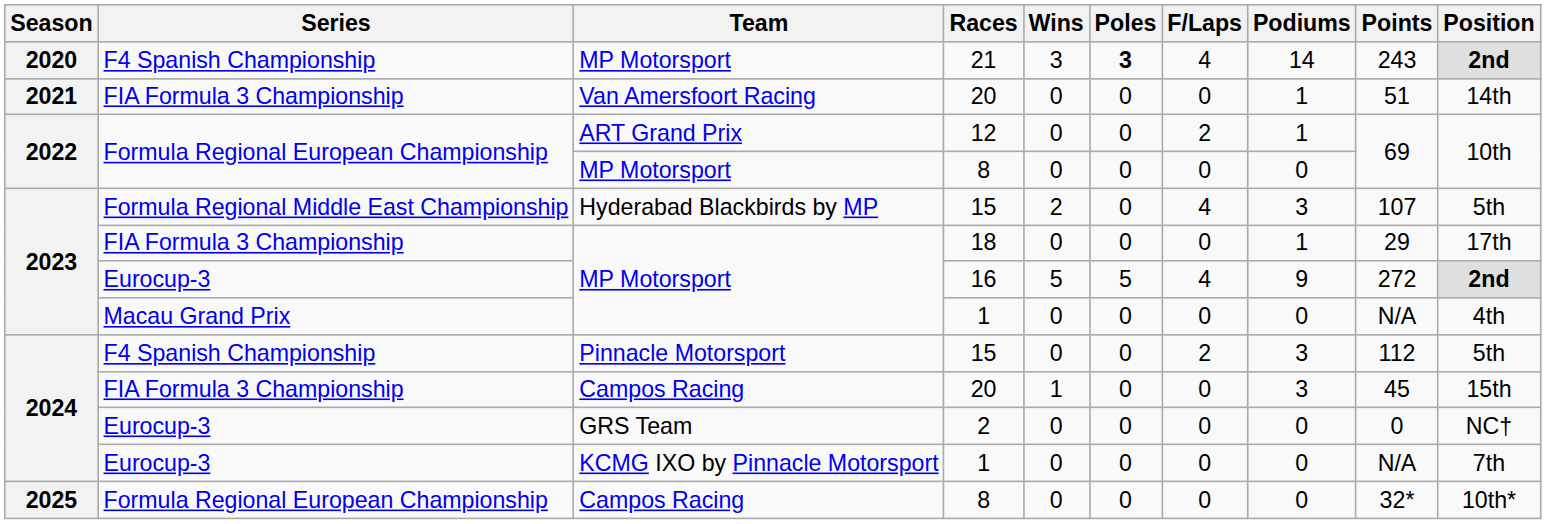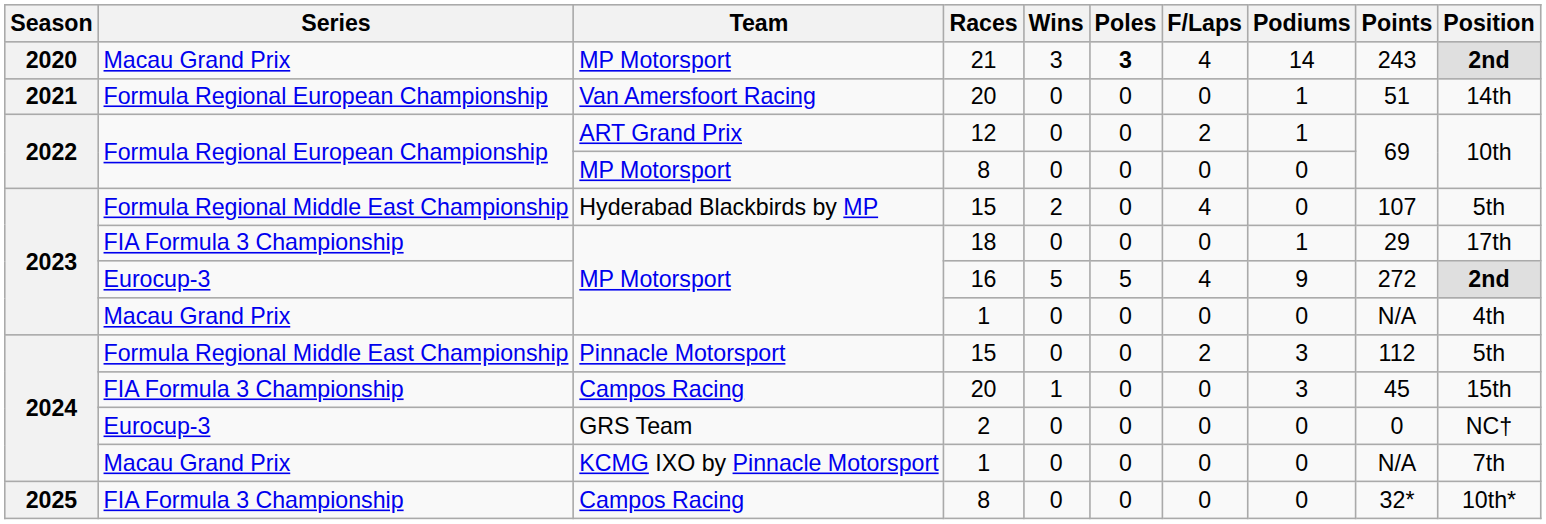(239, 60) F4 Spanish Championship -> (197, 60) Macau Grand Prix
(254, 97) FIA Formula 3 Championship -> (326, 97) Formula Regional European Championship
(1302, 207) 3 -> (1302, 207) 0
(239, 353) F4 Spanish Championship -> (336, 353) Formula Regional Middle East Championship
(157, 463) Eurocup-3 -> (197, 463) Macau Grand Prix
(326, 500) Formula Regional European Championship -> (254, 500) FIA Formula 3 Championship
